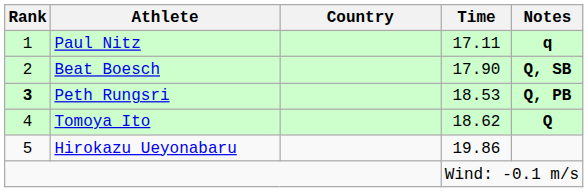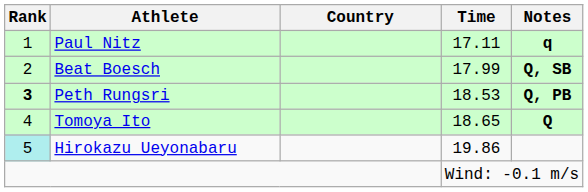(476, 70) 17.90 -> (476, 70) 17.99
(476, 122) 18.62 -> (476, 122) 18.65
(28, 148) no background -> (28, 148) paleturquoise background
